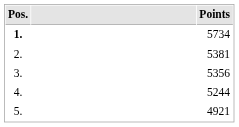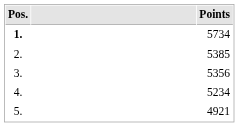(219, 54) 5381 -> (219, 54) 5385
(219, 92) 5244 -> (219, 92) 5234
